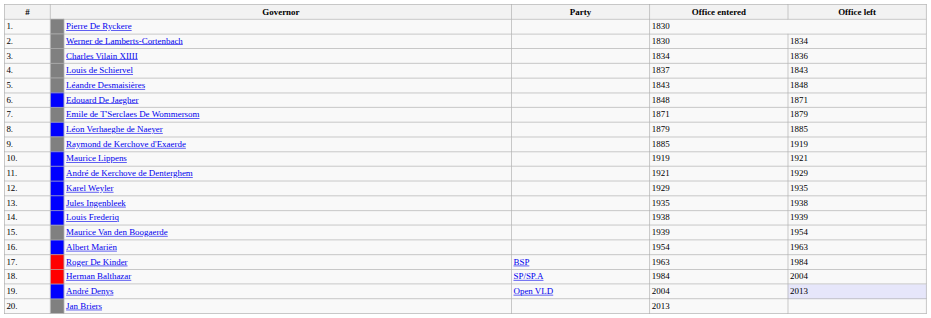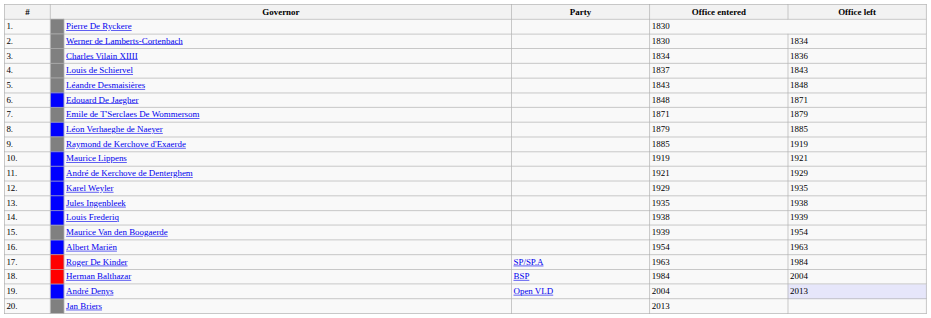(521, 262) BSP -> (528, 262) SP/SP.A
(528, 277) SP/SP.A -> (521, 277) BSP
